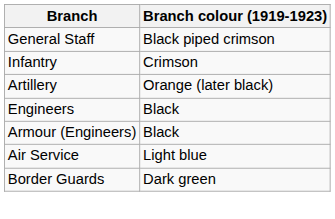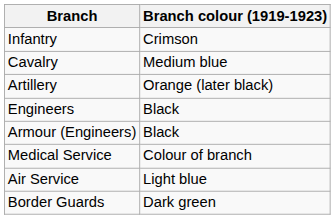- row: (51, 39)
+ row: (33, 62)
+ row: (60, 156)
